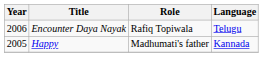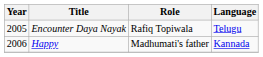(17, 28) 2006 -> (17, 28) 2005
(17, 44) 2005 -> (17, 44) 2006
